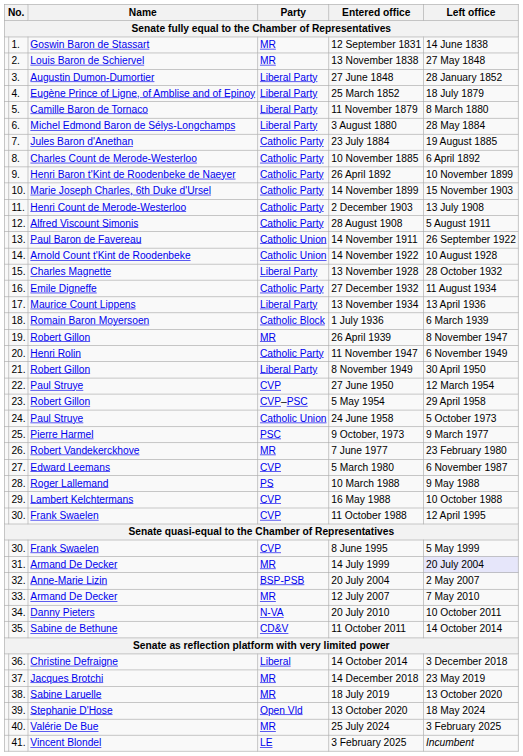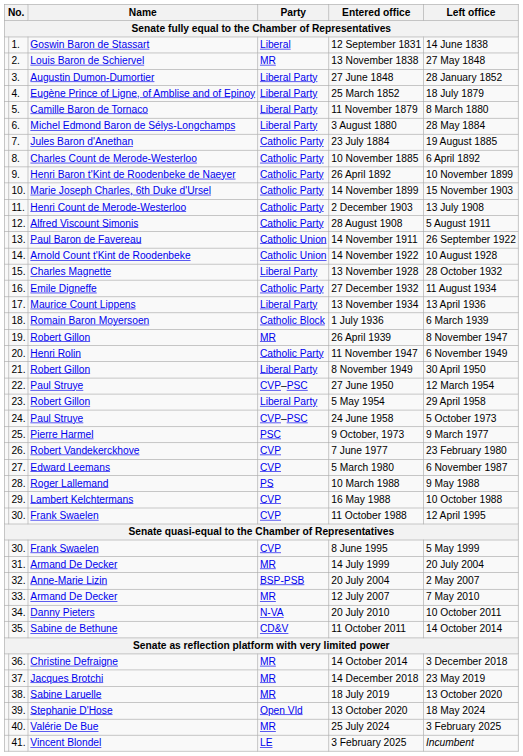(268, 45) MR -> (275, 45) Liberal
(270, 386) CVP -> (284, 386) CVP–PSC
(284, 402) CVP–PSC -> (289, 402) Liberal Party
(293, 418) Catholic Union -> (284, 418) CVP–PSC
(268, 451) MR -> (270, 451) CVP
(455, 564) lavender background -> (455, 564) no background
(275, 662) Liberal -> (268, 662) MR
